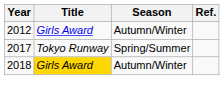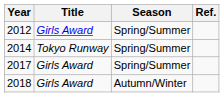(150, 30) Autumn/Winter -> (152, 30) Spring/Summer
+ row: (19, 48)
(73, 48) Tokyo Runway -> (65, 65) Girls Award
(65, 65) gold background -> (65, 83) no background
